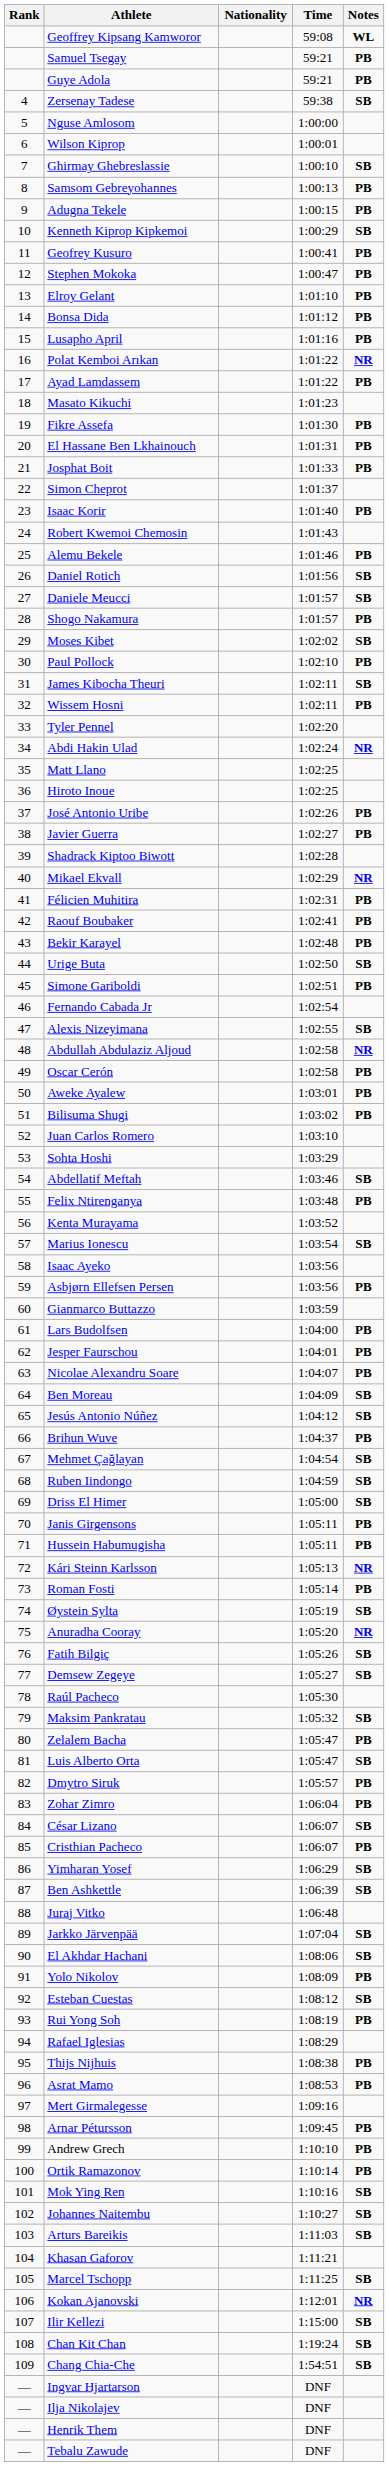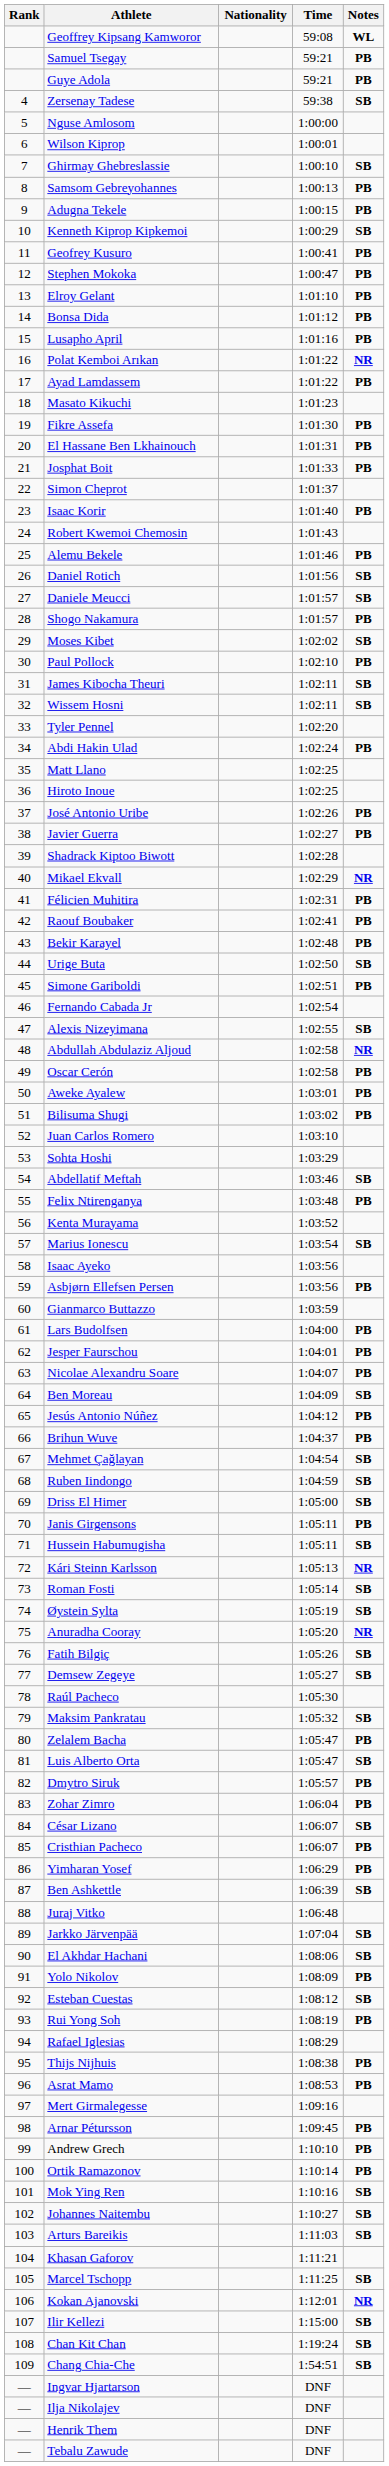(363, 705) PB -> (363, 705) SB
(363, 748) NR -> (363, 748) PB
(363, 1416) SB -> (363, 1416) PB
(363, 1545) PB -> (363, 1545) SB
(363, 1588) PB -> (363, 1588) SB
(363, 1869) SB -> (363, 1869) PB
